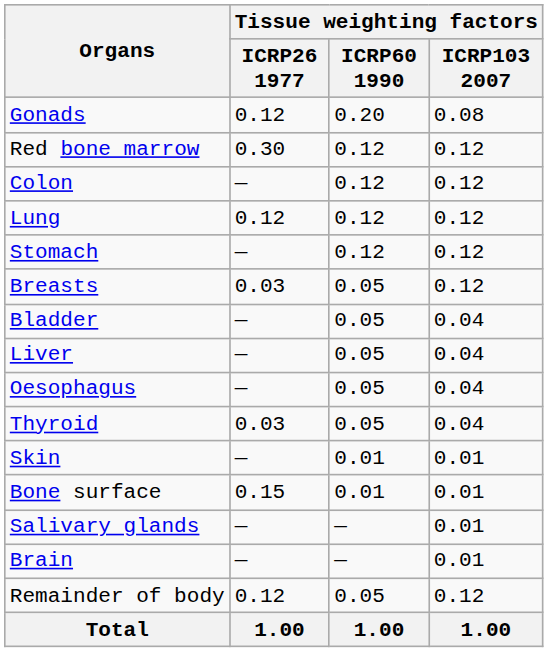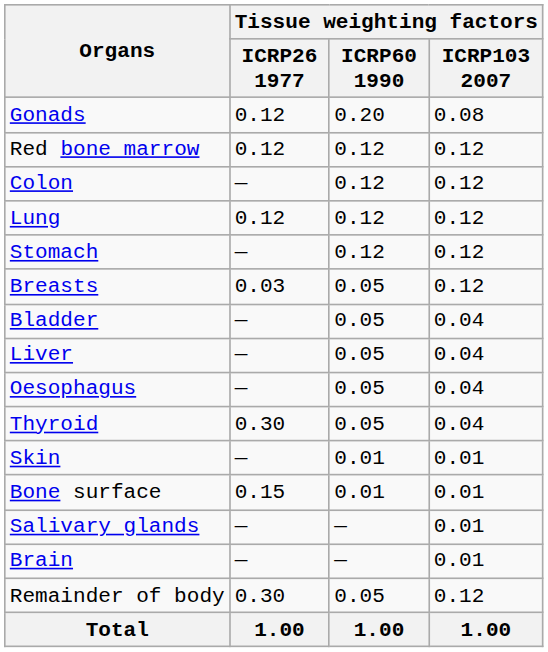(260, 149) 0.30 -> (260, 149) 0.12
(260, 424) 0.03 -> (260, 424) 0.30
(260, 595) 0.12 -> (260, 595) 0.30
